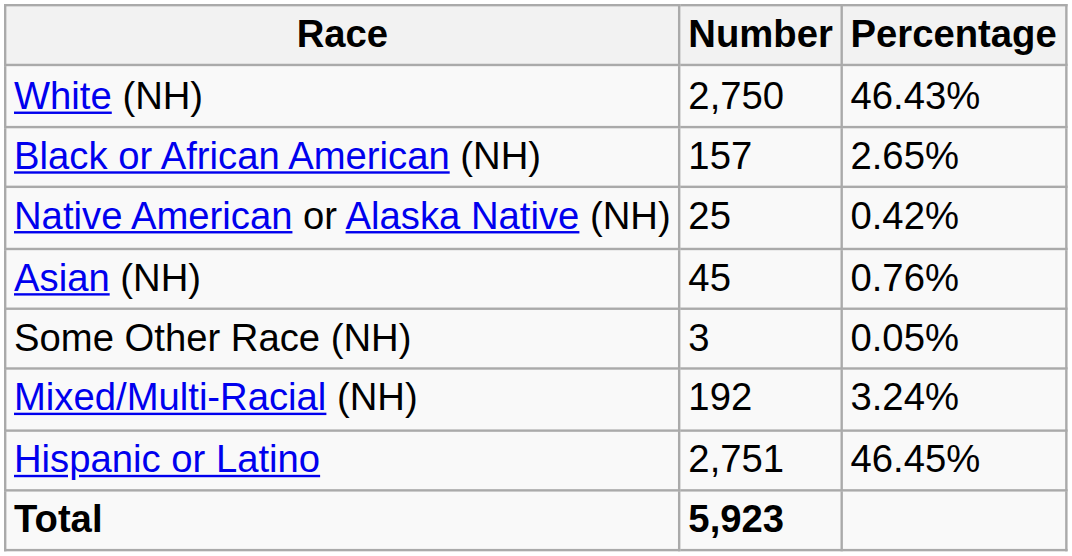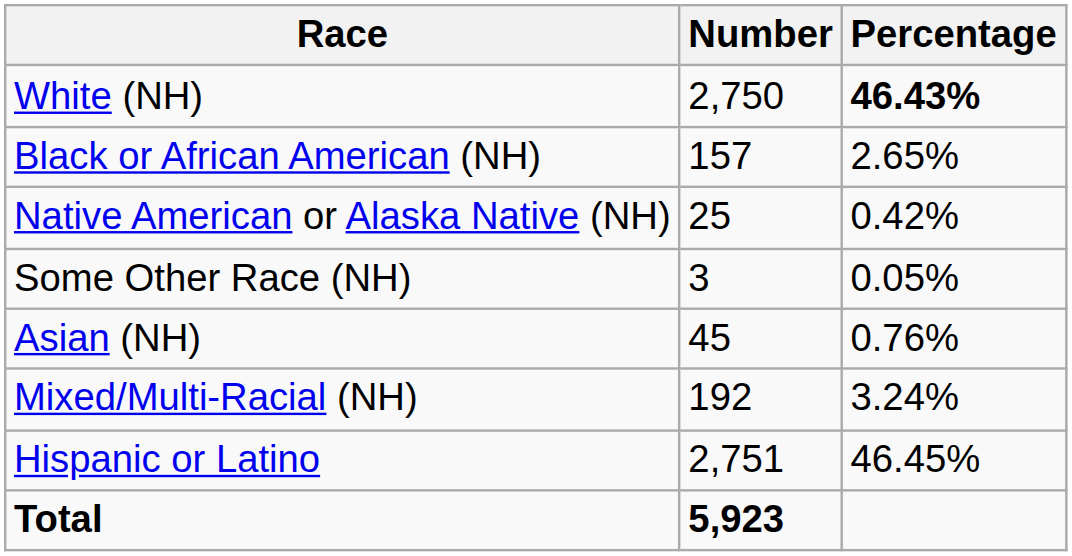(915, 95) normal -> (915, 95) bold
rows swapped: (108, 277) <-> (213, 338)
